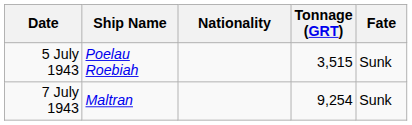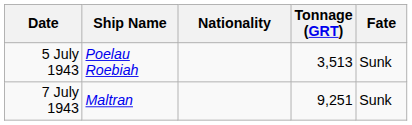(335, 62) 3,515 -> (335, 62) 3,513
(335, 101) 9,254 -> (335, 101) 9,251
